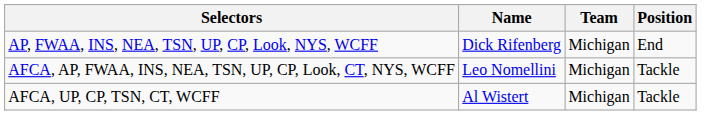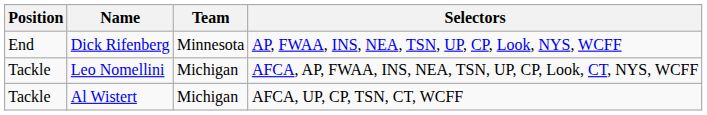columns swapped: (665, 18) <-> (232, 18)
(599, 44) Michigan -> (211, 44) Minnesota
